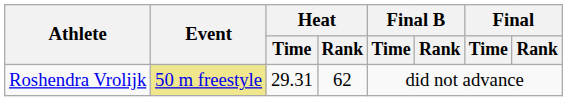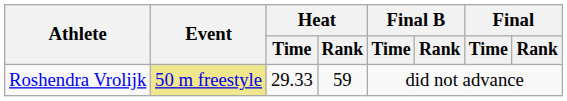(292, 80) 29.31 -> (292, 80) 29.33
(342, 80) 62 -> (342, 80) 59
